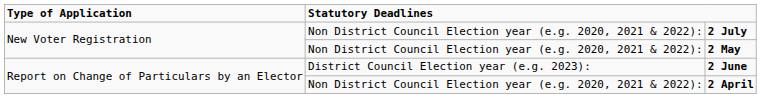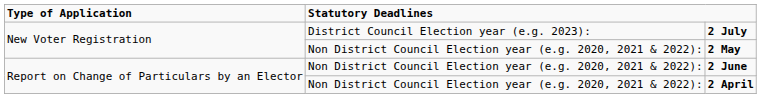(505, 31) Non District Council Election year (e.g. 2020, 2021 & 2022): -> (449, 31) District Council Election year (e.g. 2023):
(449, 67) District Council Election year (e.g. 2023): -> (505, 67) Non District Council Election year (e.g. 2020, 2021 & 2022):
